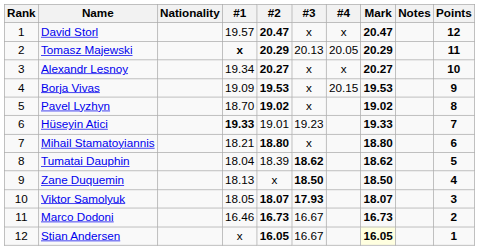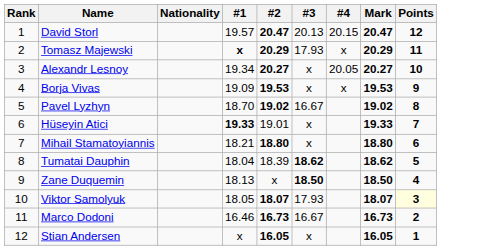- column: (414, 13)
(309, 32) x -> (309, 32) 20.13
(344, 32) x -> (344, 32) 20.15
(309, 50) 20.13 -> (309, 50) 17.93
(344, 50) 20.05 -> (344, 50) x
(344, 69) x -> (344, 69) 20.05
(344, 87) 20.15 -> (344, 87) x
(309, 106) x -> (309, 106) 16.67
(309, 124) 19.23 -> (309, 124) x
(309, 198) bold -> (309, 198) normal
(454, 198) no background -> (416, 198) lightyellow background
(309, 236) 16.67 -> (309, 236) x
(378, 236) lightyellow background -> (378, 236) no background
